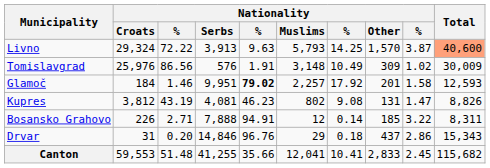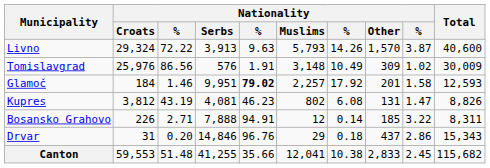(346, 48) 14.25 -> (346, 48) 14.26
(463, 48) lightsalmon background -> (463, 48) no background
(350, 101) 9.08 -> (350, 101) 6.08
(346, 154) 10.41 -> (346, 154) 10.38
